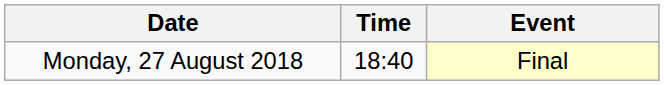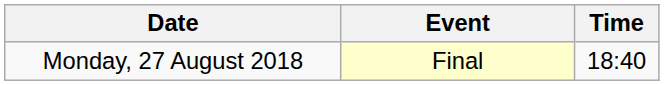columns swapped: (384, 23) <-> (543, 23)
